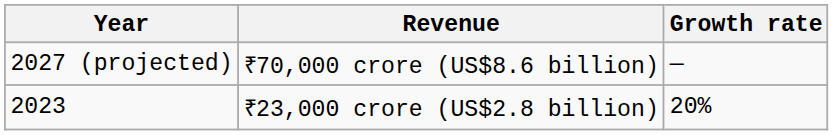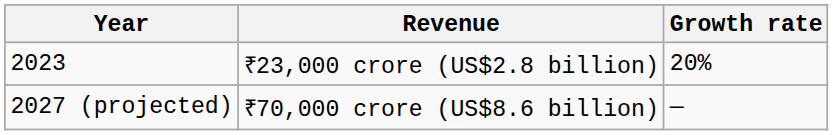rows swapped: (38, 107) <-> (121, 64)
